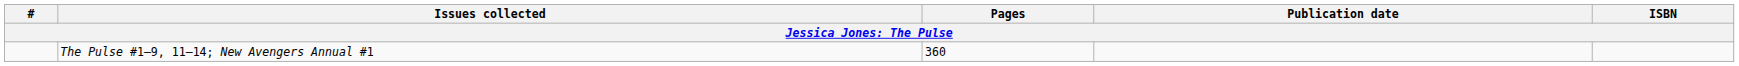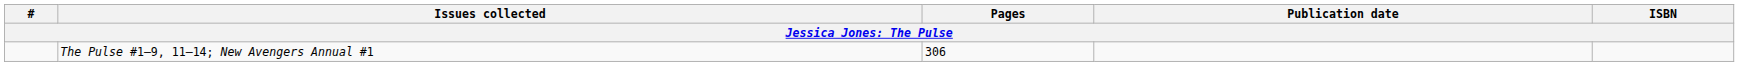(936, 52) 360 -> (936, 52) 306
